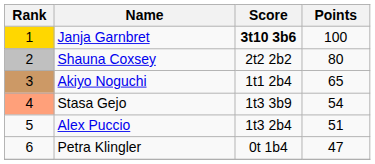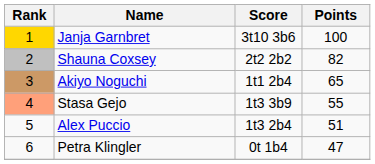(268, 37) bold -> (268, 37) normal
(336, 59) 80 -> (336, 59) 82
(336, 103) 54 -> (336, 103) 55
